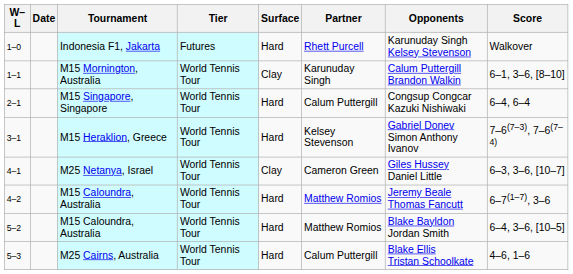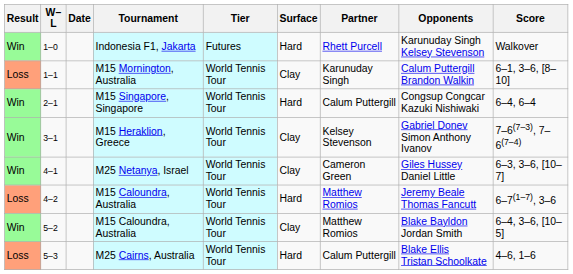+ column: (23, 18)
(272, 137) Hard -> (290, 137) Clay
(272, 227) Hard -> (290, 227) Clay
